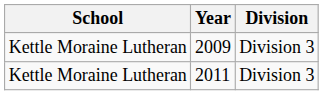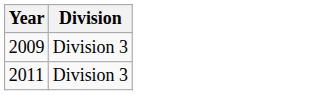- column: (98, 18)
